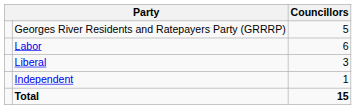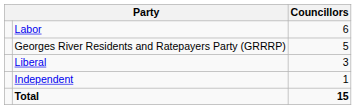rows swapped: (28, 46) <-> (150, 29)
